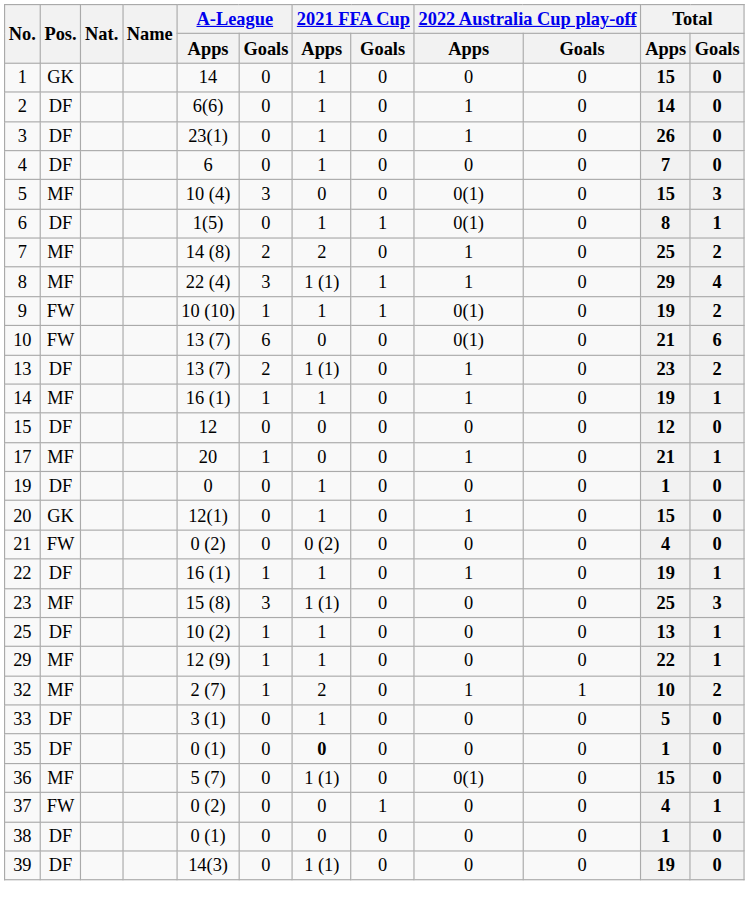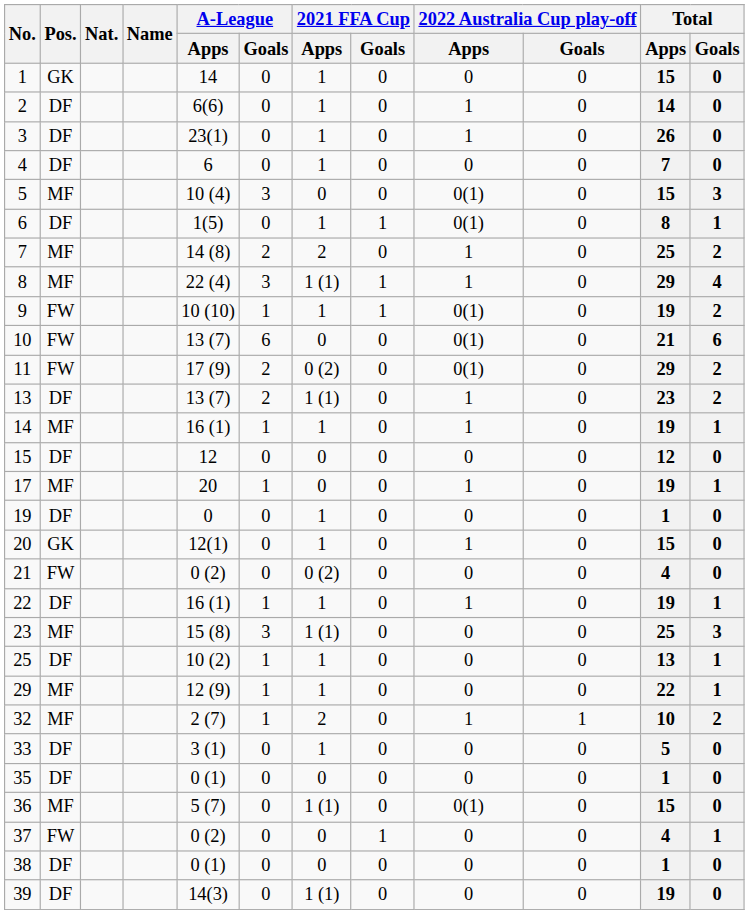+ row: (22, 369)
(666, 456) 21 -> (666, 485) 19
(322, 748) bold -> (322, 777) normal
